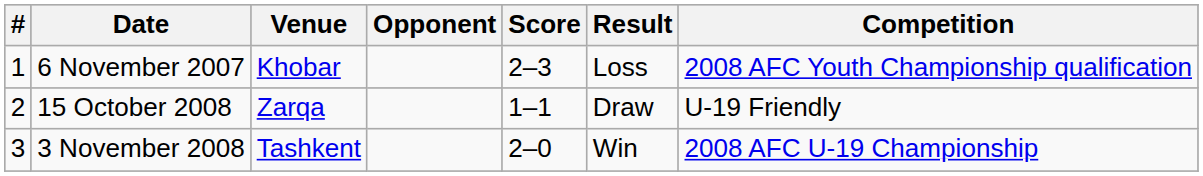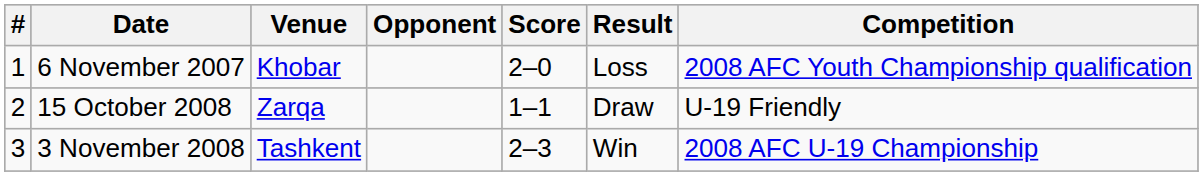(530, 66) 2–3 -> (530, 66) 2–0
(530, 149) 2–0 -> (530, 149) 2–3
